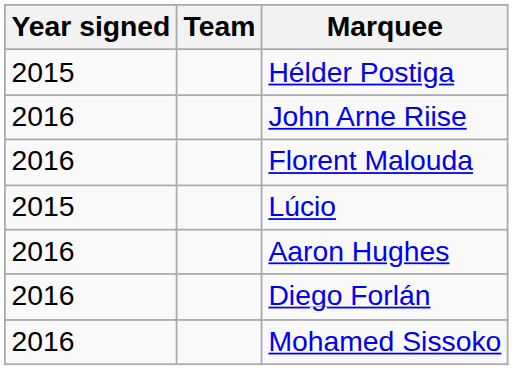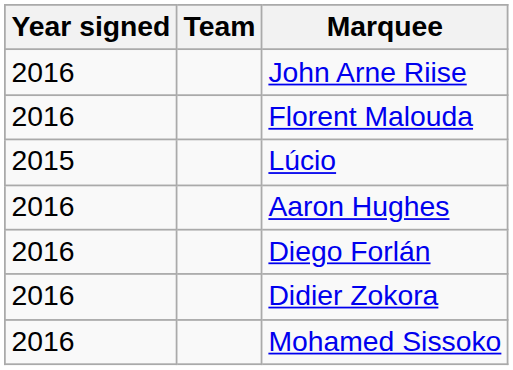- row: (361, 71)
+ row: (353, 296)
